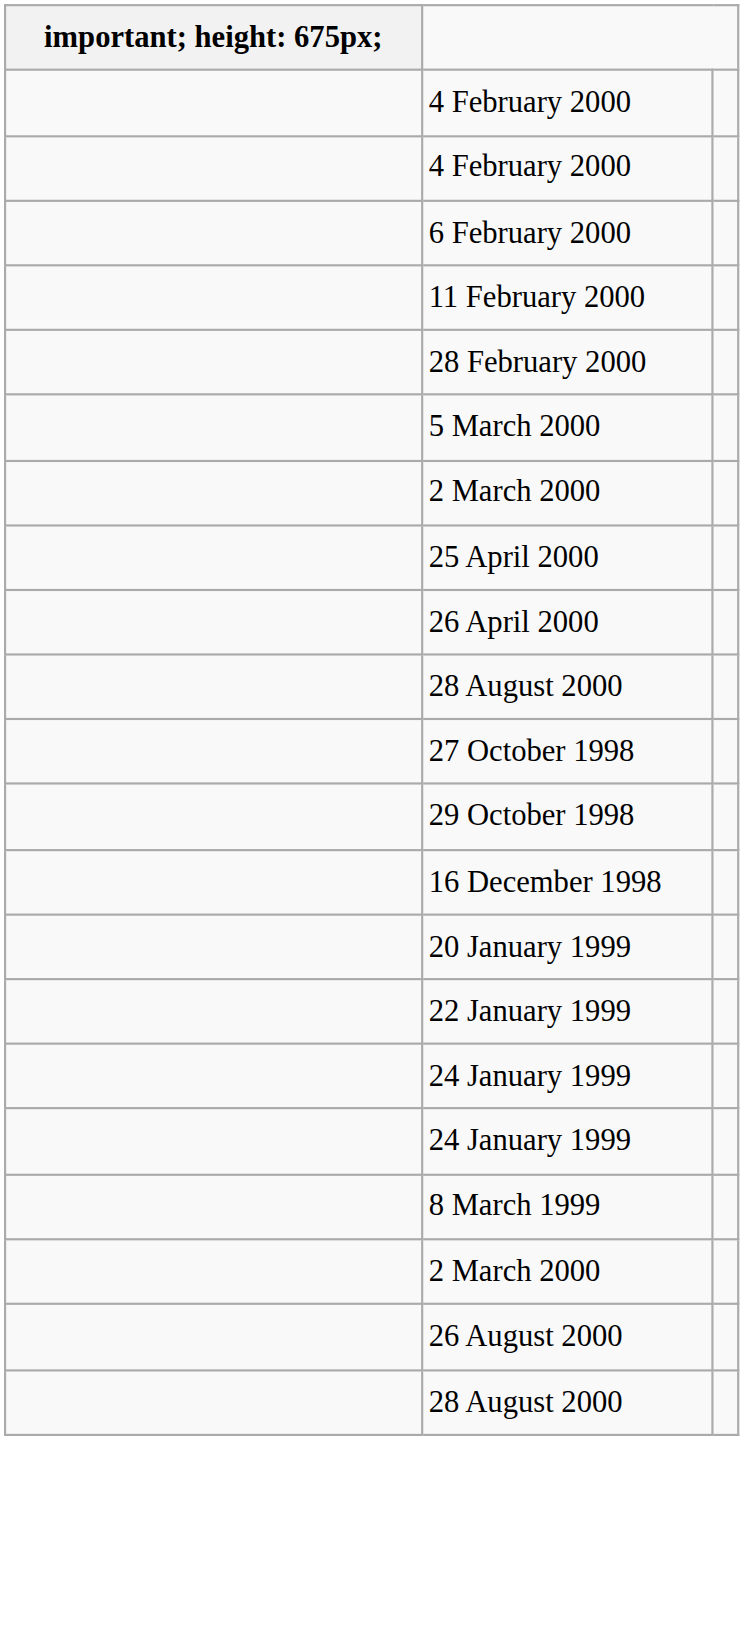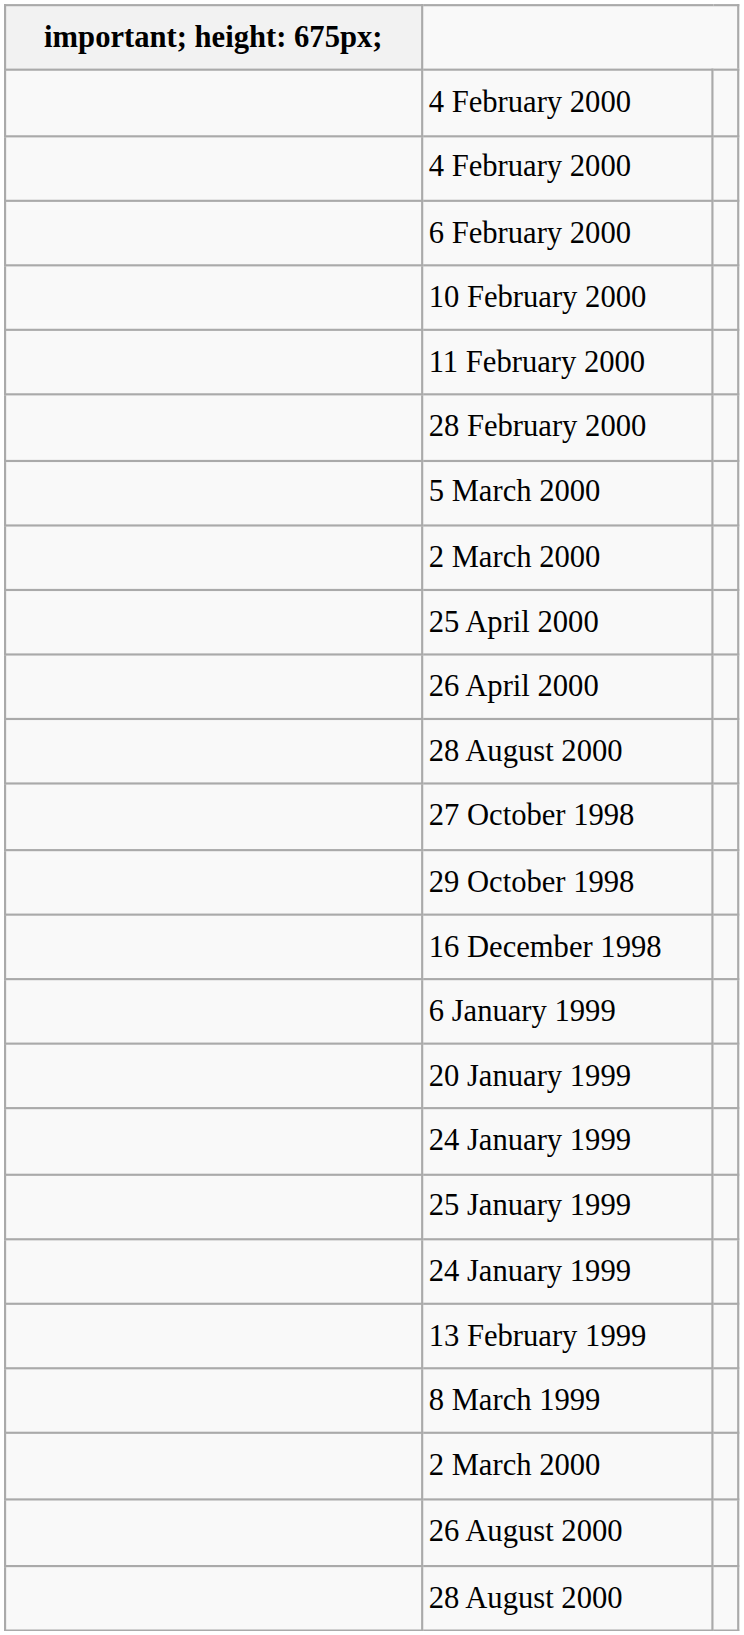+ row: (213, 298)
+ row: (213, 1012)
- row: (213, 1012)
+ row: (213, 1206)
+ row: (213, 1336)
